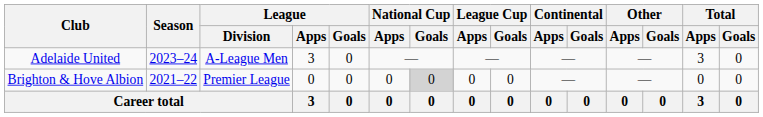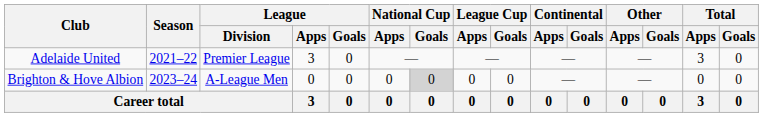(173, 58) 2023–24 -> (173, 58) 2021–22
(247, 58) A-League Men -> (247, 58) Premier League
(173, 79) 2021–22 -> (173, 79) 2023–24
(247, 79) Premier League -> (247, 79) A-League Men
